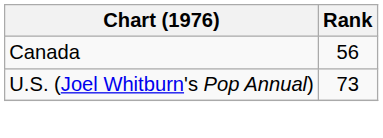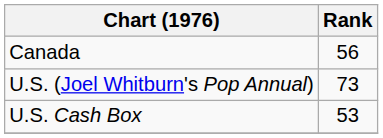+ row: (75, 116)
